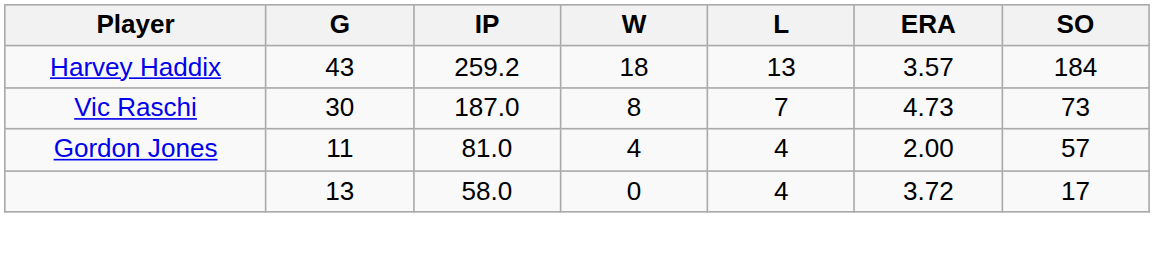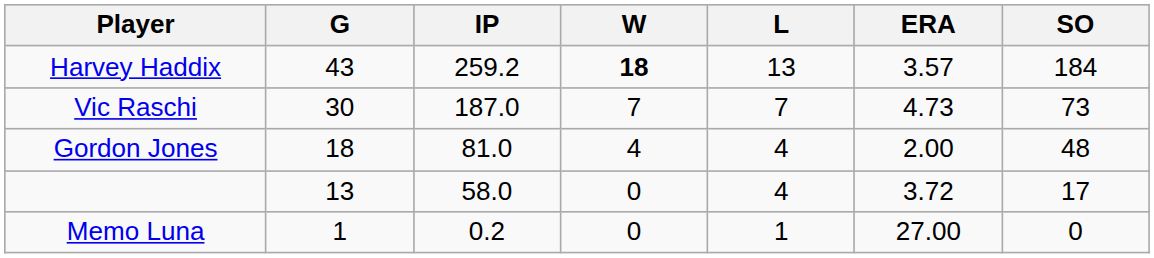(634, 66) normal -> (634, 66) bold
(634, 107) 8 -> (634, 107) 7
(340, 149) 11 -> (340, 149) 18
(1075, 149) 57 -> (1075, 149) 48
+ row: (136, 231)
